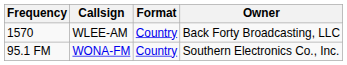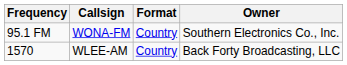rows swapped: (29, 51) <-> (20, 32)
